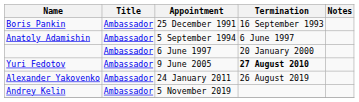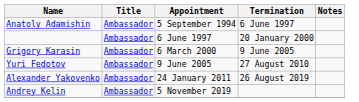- row: (36, 24)
+ row: (43, 51)
(274, 64) bold -> (274, 64) normal
